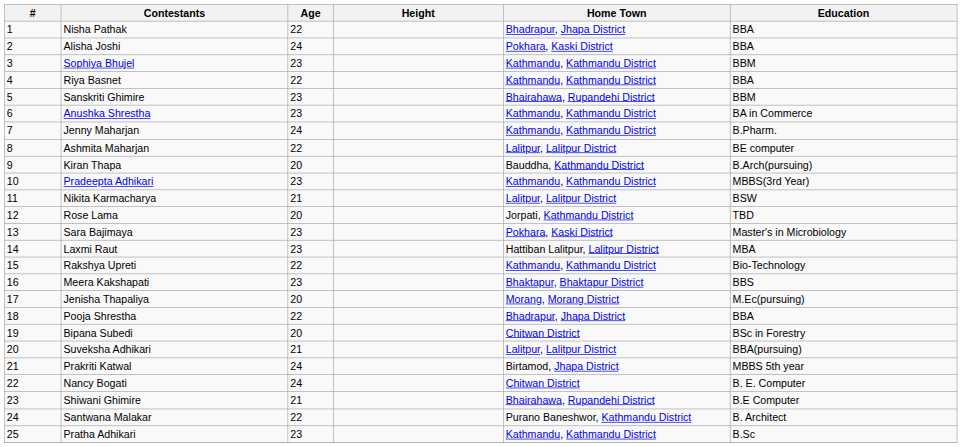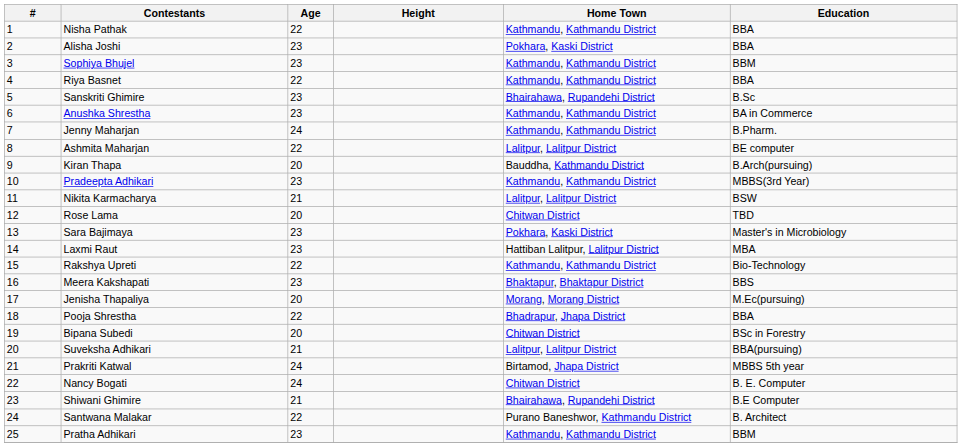(565, 30) Bhadrapur, Jhapa District -> (581, 30) Kathmandu, Kathmandu District
(296, 47) 24 -> (296, 47) 23
(744, 97) BBM -> (744, 97) B.Sc
(570, 215) Jorpati, Kathmandu District -> (543, 215) Chitwan District
(744, 434) B.Sc -> (744, 434) BBM
